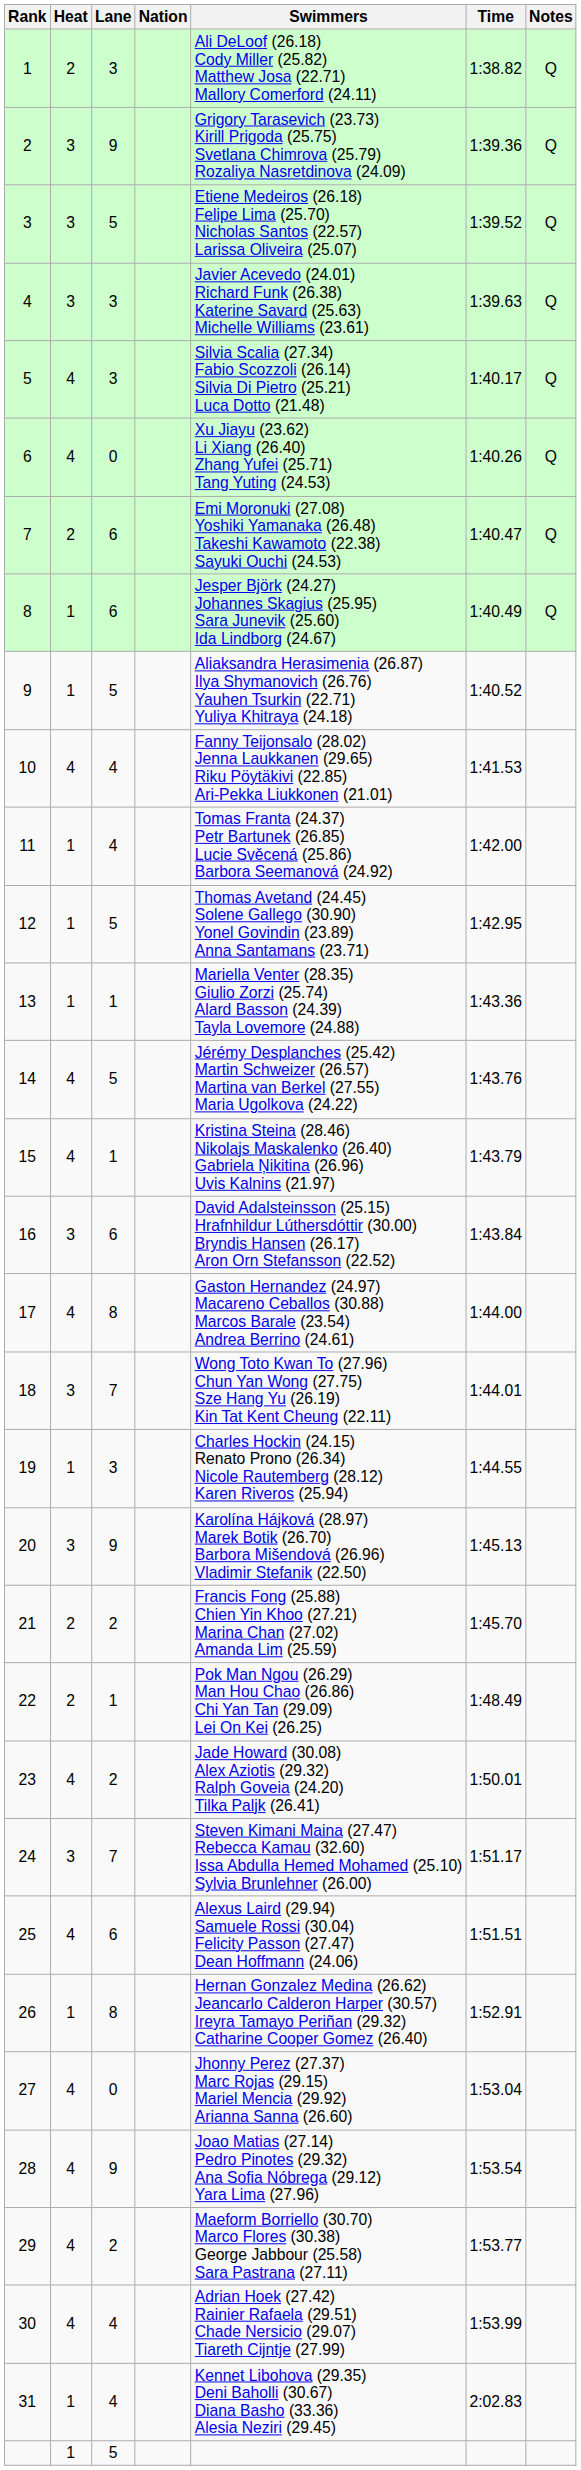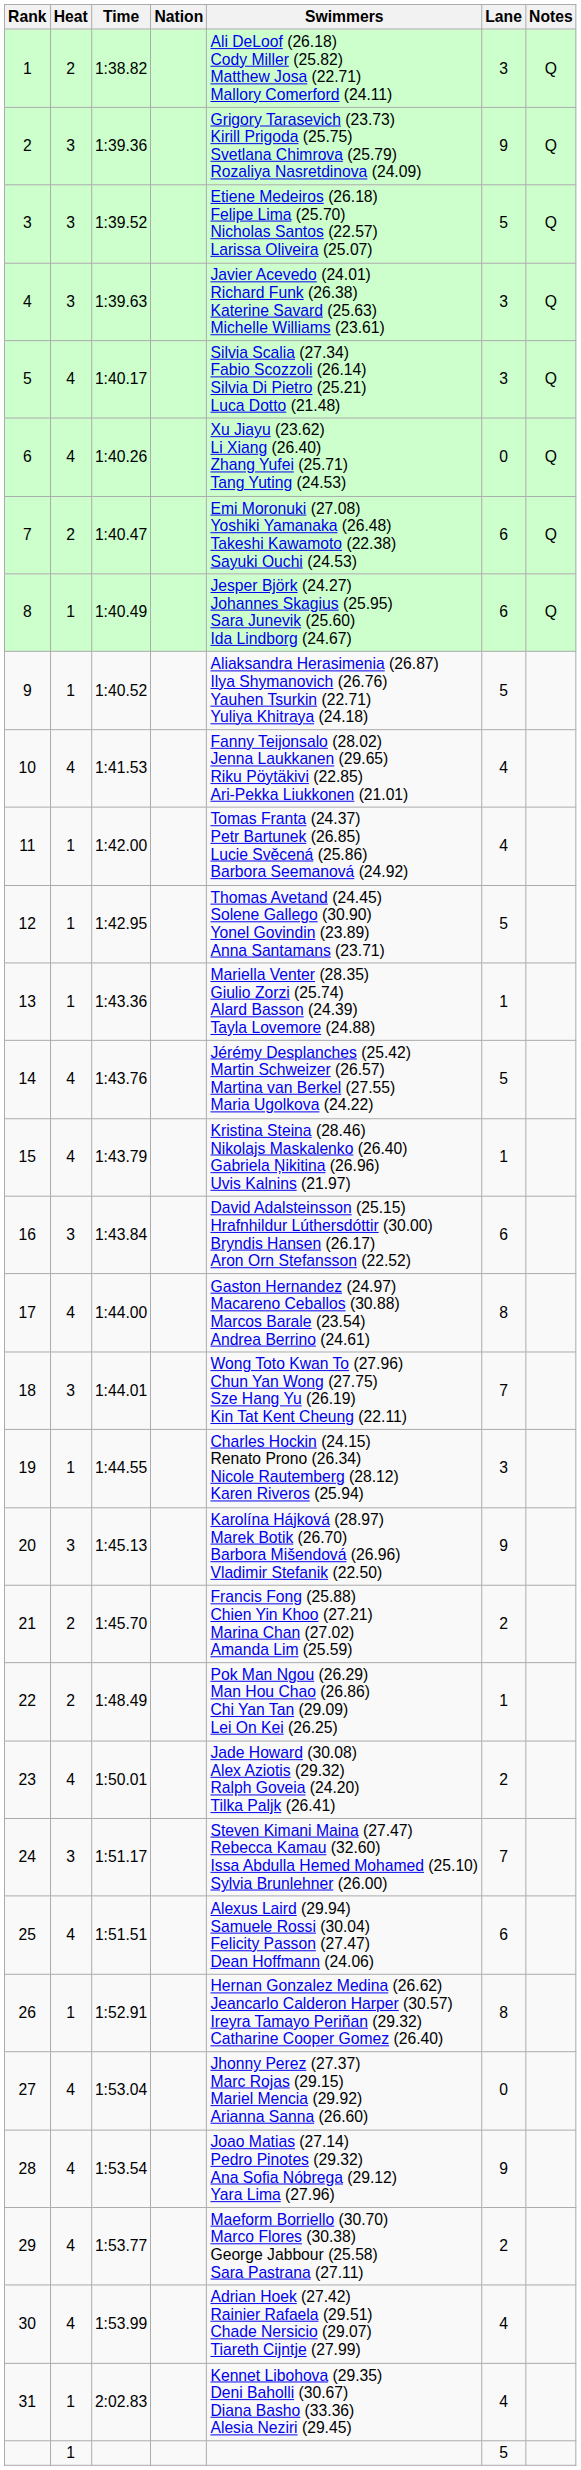columns swapped: (113, 16) <-> (496, 16)
